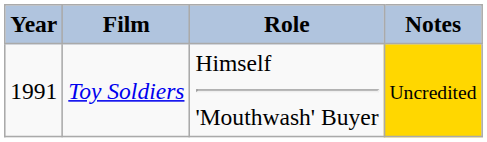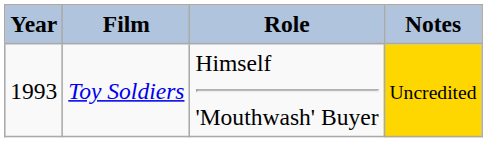(34, 90) 1991 -> (34, 90) 1993
